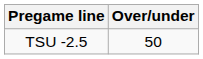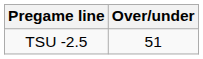(153, 41) 50 -> (153, 41) 51
